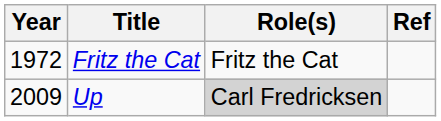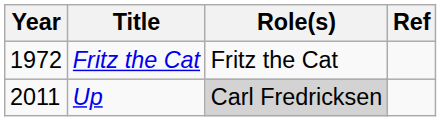(36, 97) 2009 -> (35, 97) 2011
